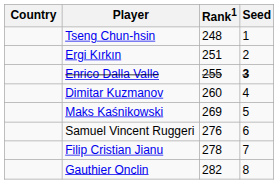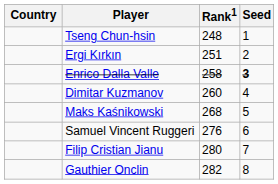(212, 74) 255 -> (212, 74) 258
(212, 112) 269 -> (212, 112) 268
(212, 150) 278 -> (212, 150) 280
